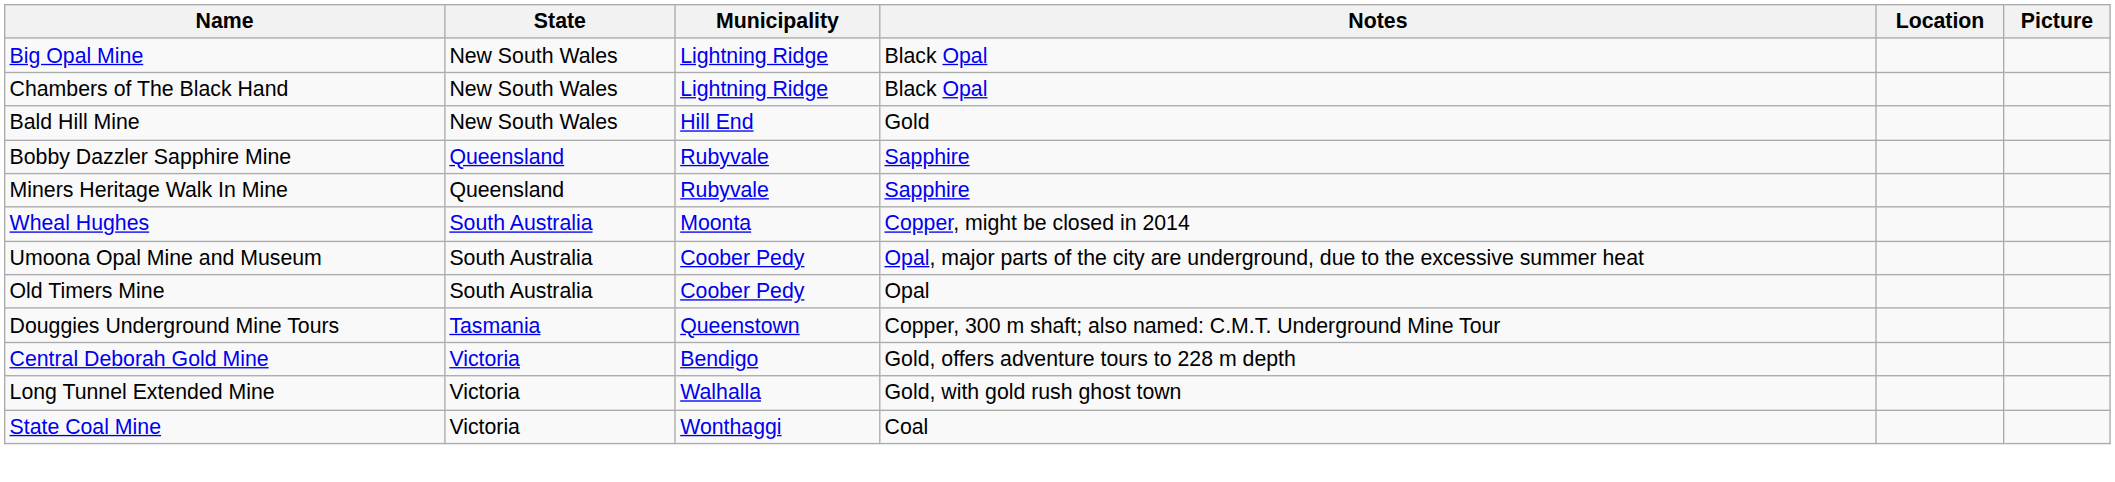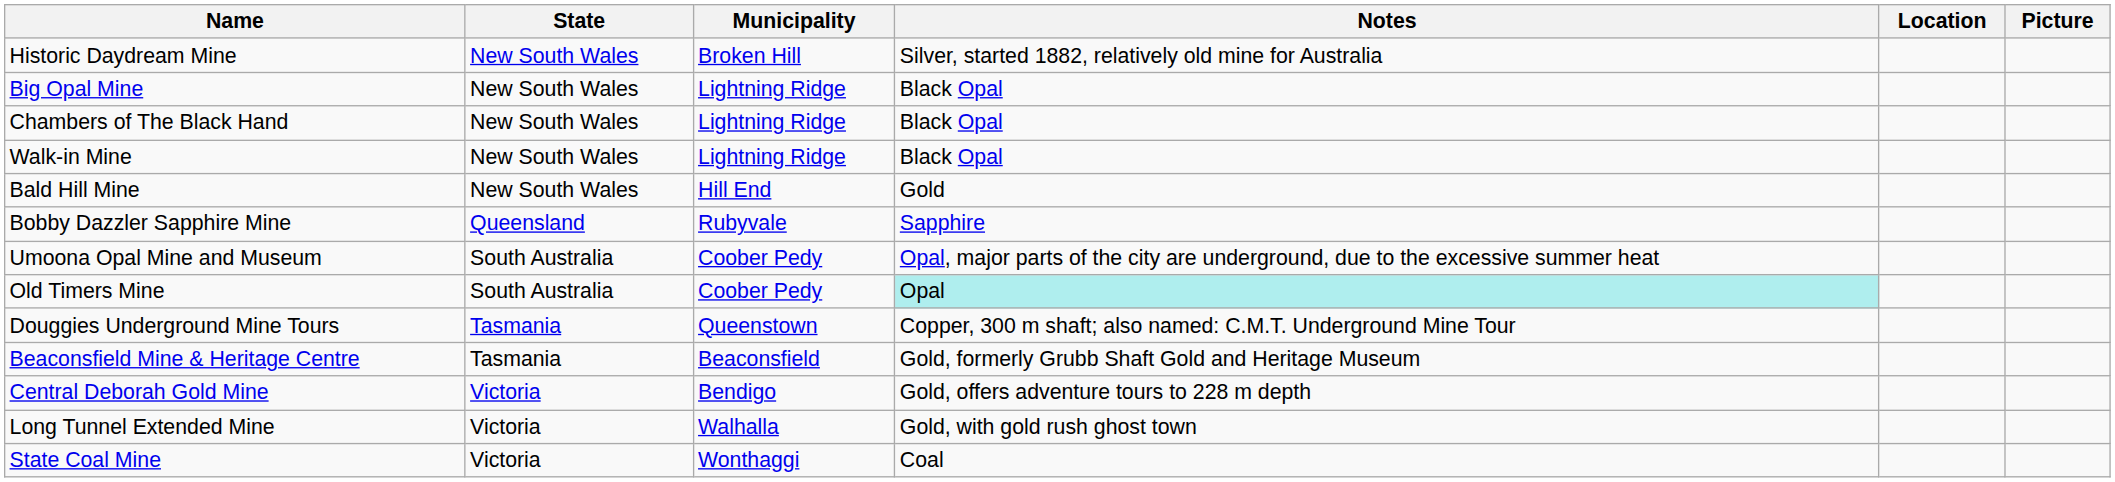+ row: (123, 55)
+ row: (71, 156)
- row: (149, 190)
- row: (79, 223)
(907, 291) no background -> (922, 291) paleturquoise background
+ row: (185, 358)
